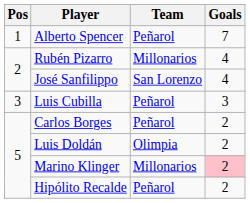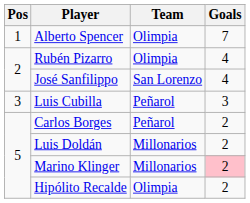(154, 36) Peñarol -> (155, 36) Olimpia
(165, 58) Millonarios -> (155, 58) Olimpia
(155, 144) Olimpia -> (165, 144) Millonarios
(154, 187) Peñarol -> (155, 187) Olimpia
